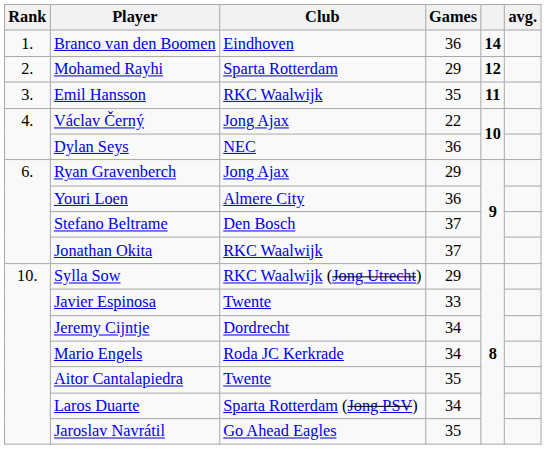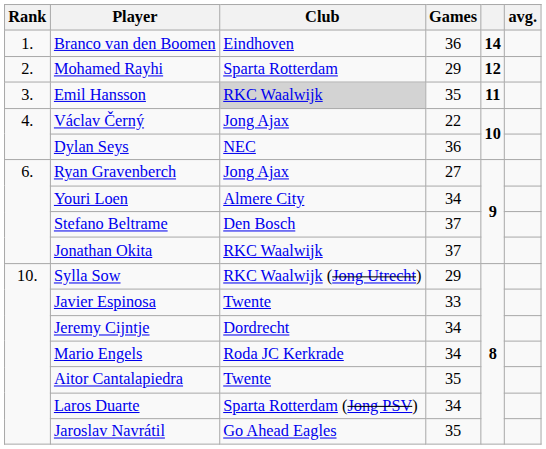(273, 95) no background -> (273, 95) lightgrey background
(453, 172) 29 -> (453, 172) 27
(453, 198) 36 -> (453, 198) 34
